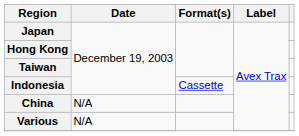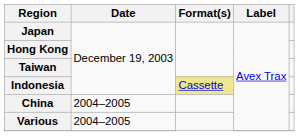(201, 85) no background -> (201, 85) khaki background
(83, 103) N/A -> (102, 103) 2004–2005
(83, 121) N/A -> (102, 121) 2004–2005
